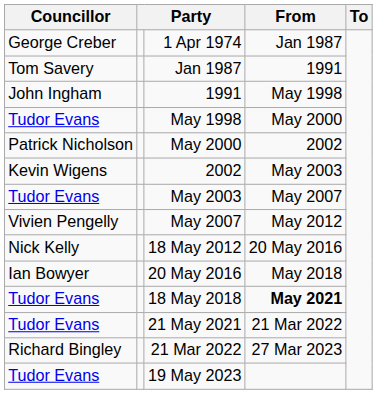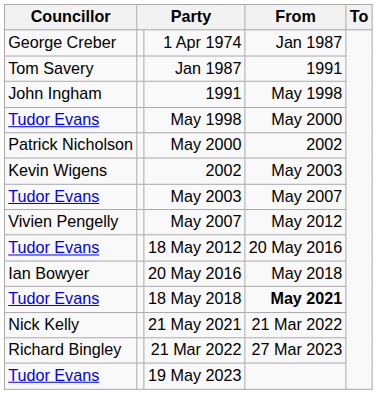(44, 247) Nick Kelly -> (54, 247) Tudor Evans
(54, 324) Tudor Evans -> (44, 324) Nick Kelly
